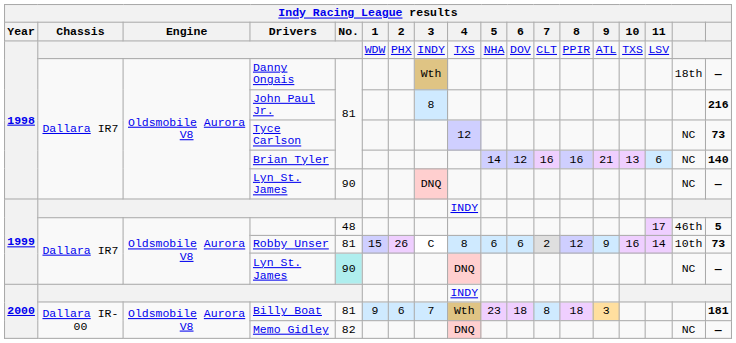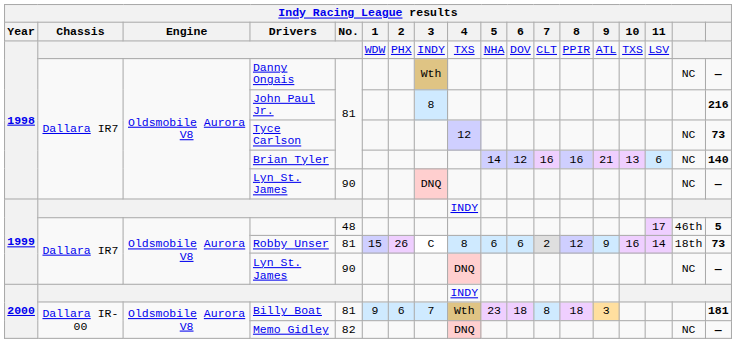(689, 74) 18th -> (689, 74) NC
(689, 245) 10th -> (689, 245) 18th
(349, 269) paleturquoise background -> (349, 269) no background
